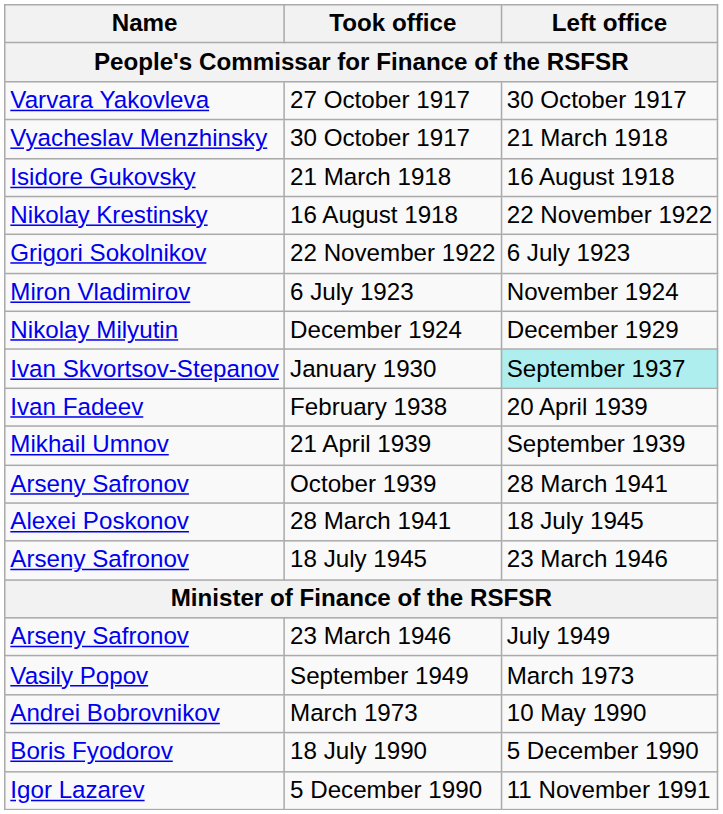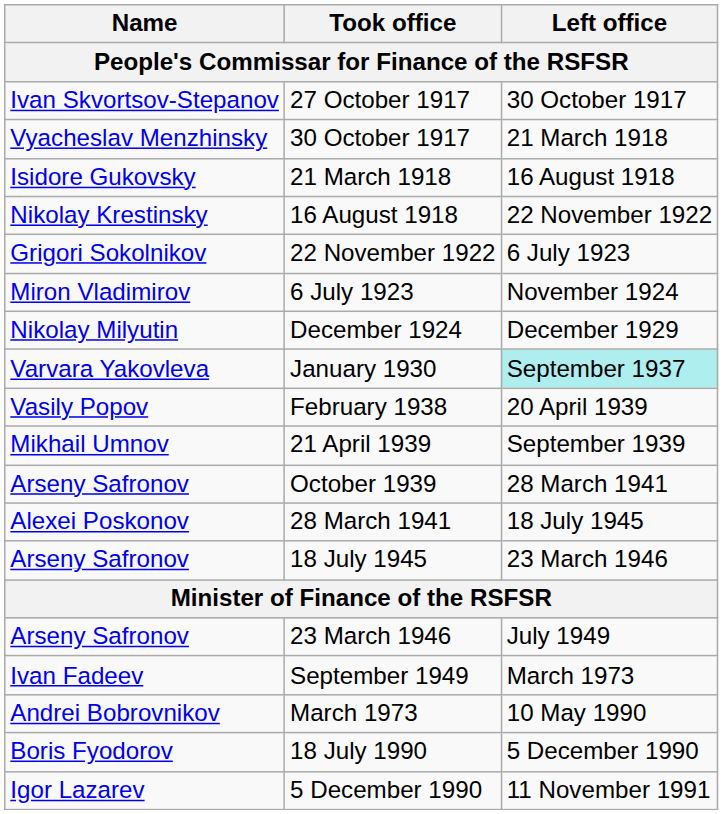(110, 100) Varvara Yakovleva -> (145, 100) Ivan Skvortsov-Stepanov
(145, 368) Ivan Skvortsov-Stepanov -> (110, 368) Varvara Yakovleva
(77, 406) Ivan Fadeev -> (79, 406) Vasily Popov
(79, 675) Vasily Popov -> (77, 675) Ivan Fadeev
